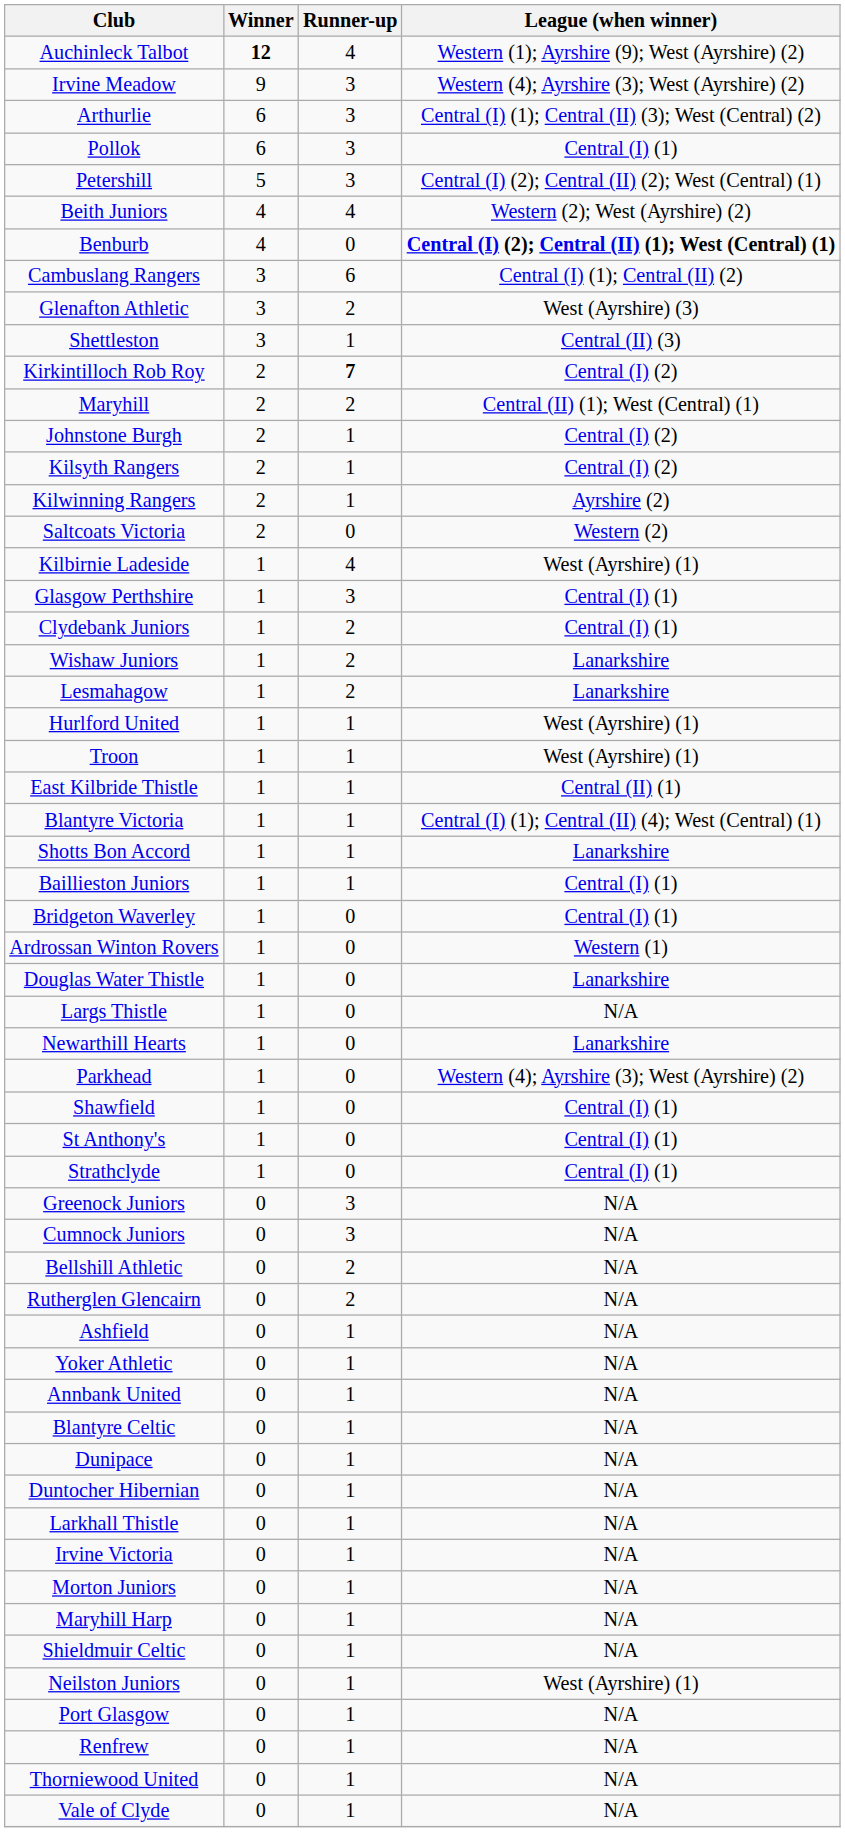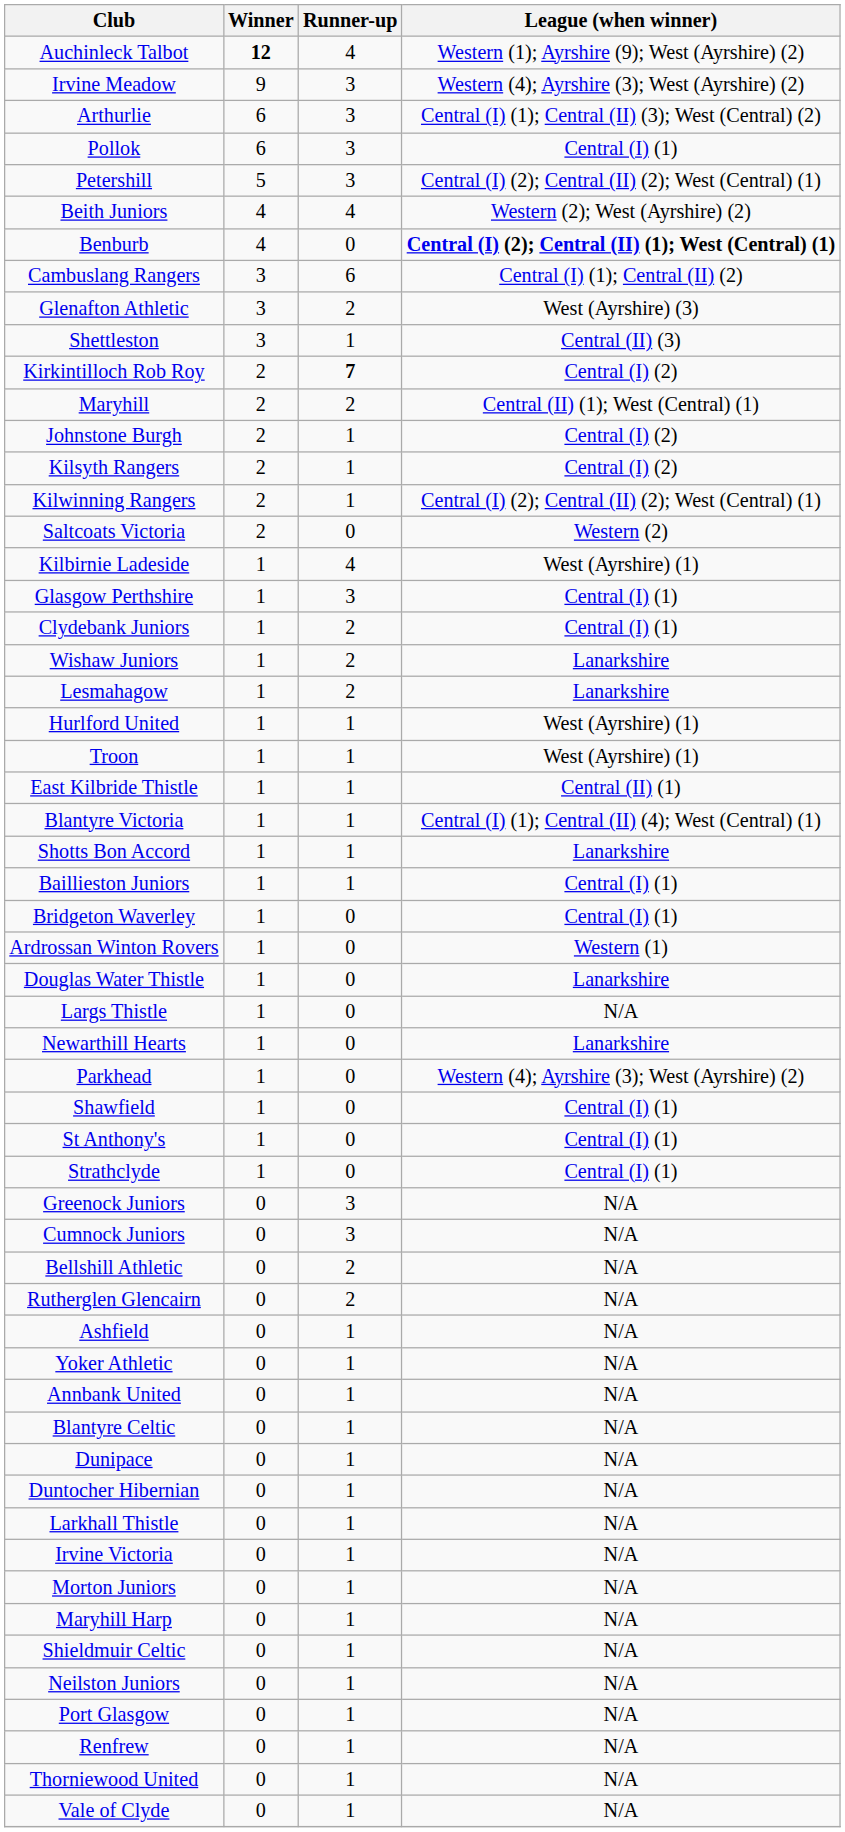(621, 500) Ayrshire (2) -> (621, 500) Central (I) (2); Central (II) (2); West (Central) (1)
(621, 1683) West (Ayrshire) (1) -> (621, 1683) N/A
